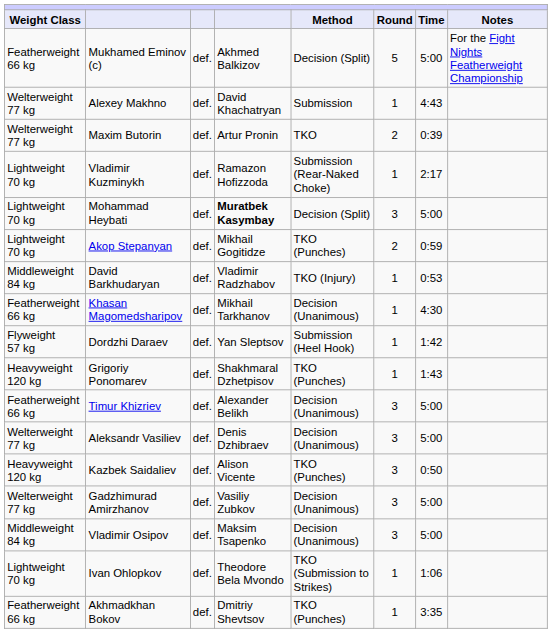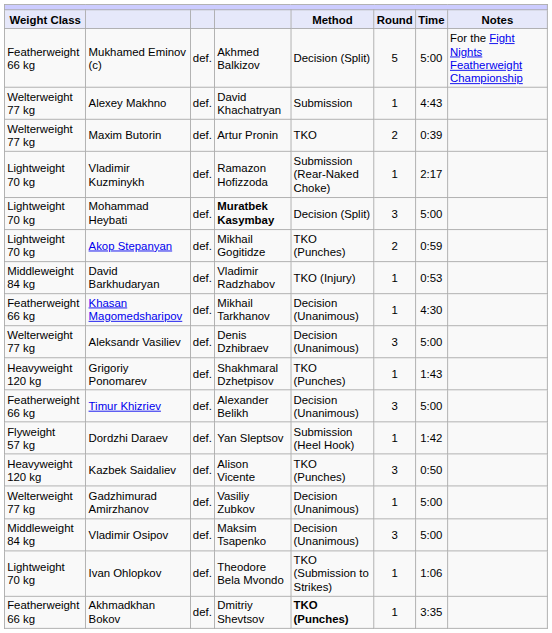rows swapped: (128, 342) <-> (135, 438)
(395, 502) 3 -> (395, 502) 1
(319, 612) normal -> (321, 612) bold
